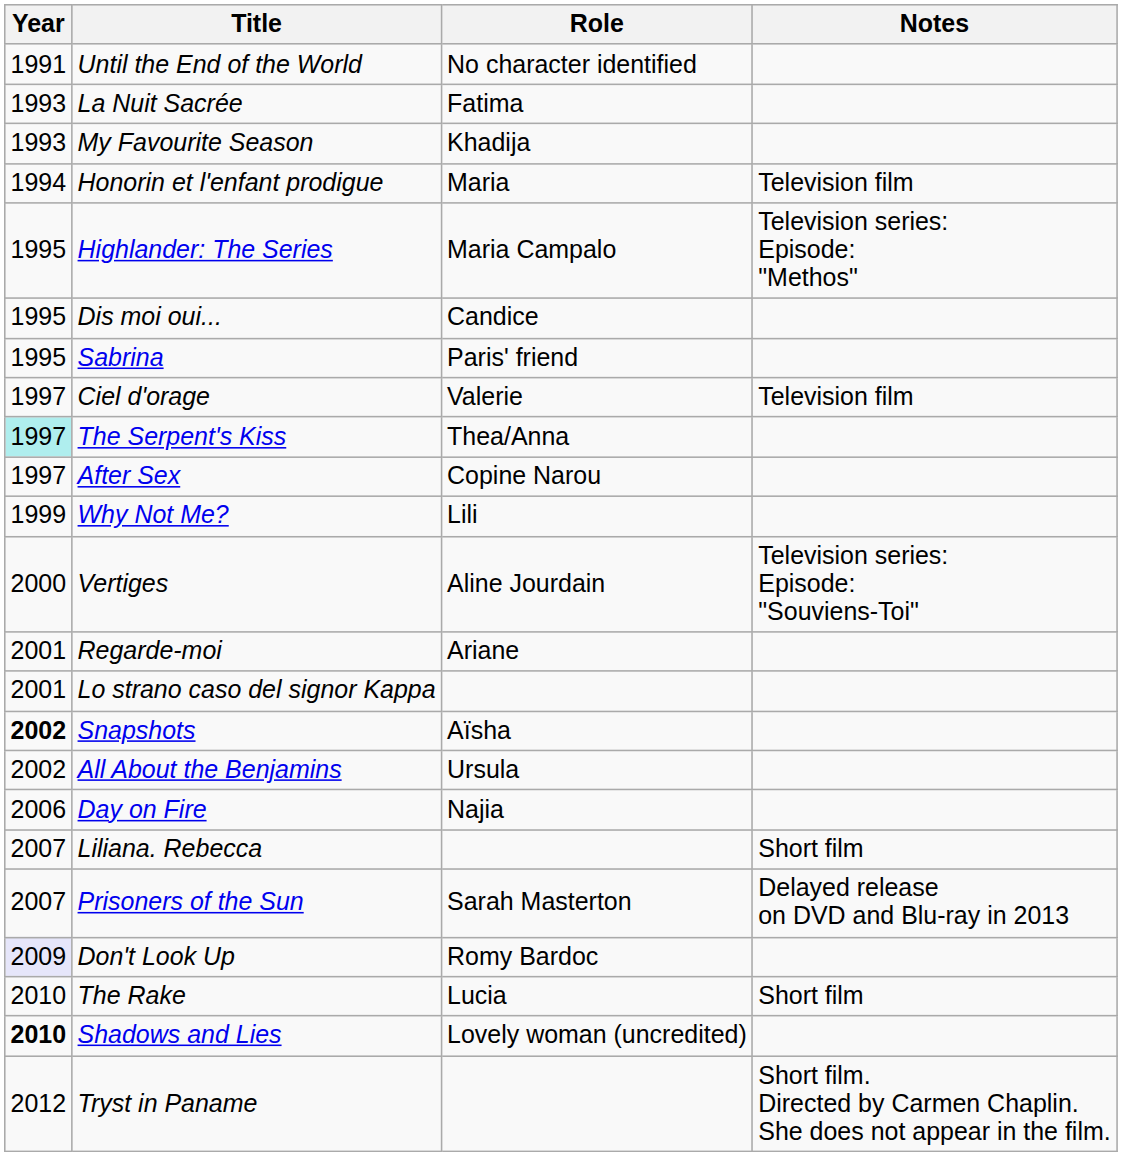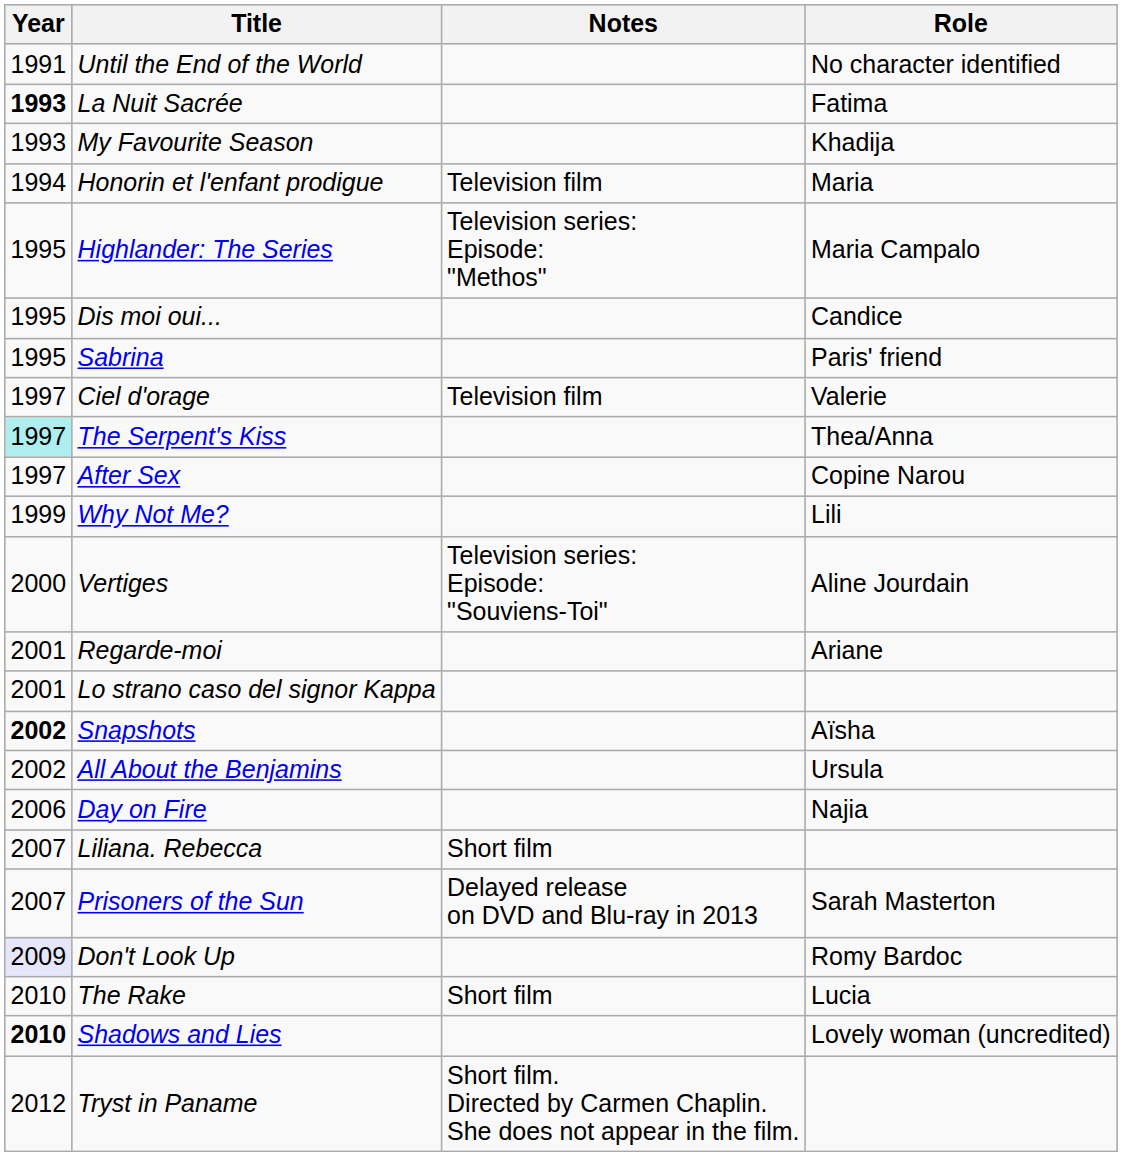columns swapped: (597, 24) <-> (934, 24)
(38, 103) normal -> (38, 103) bold
